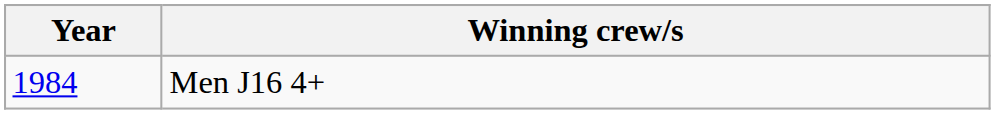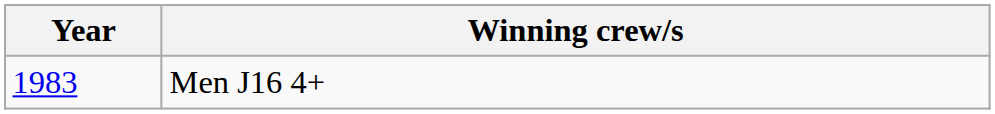(45, 81) 1984 -> (45, 81) 1983
